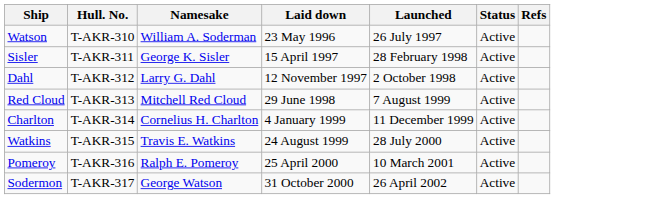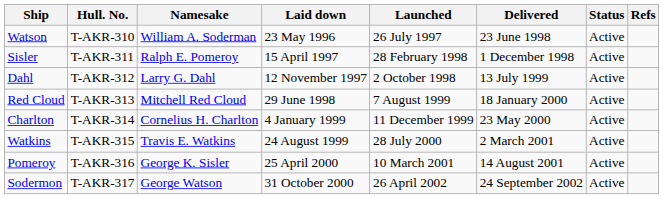+ column: (531, 15)
(185, 57) George K. Sisler -> (189, 57) Ralph E. Pomeroy
(189, 162) Ralph E. Pomeroy -> (185, 162) George K. Sisler
